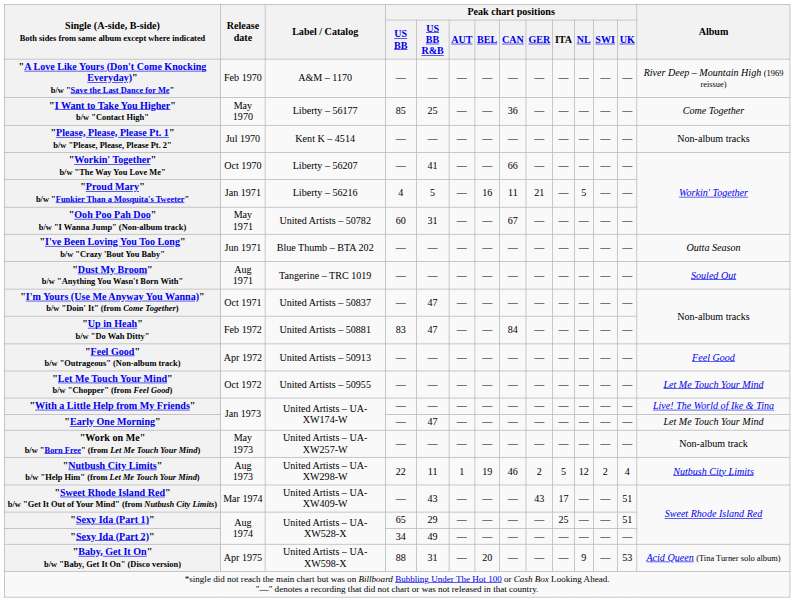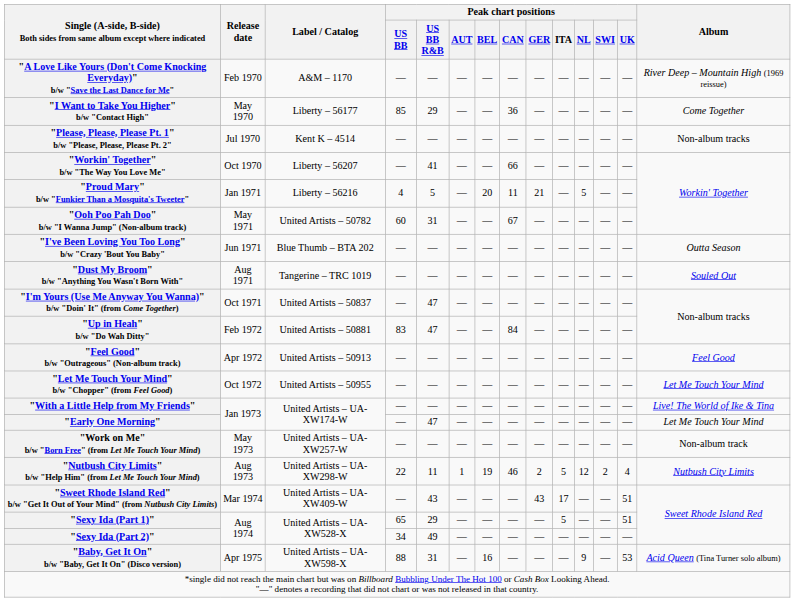(433, 111) 25 -> (433, 111) 29
(487, 193) 16 -> (487, 193) 20
(563, 520) 25 -> (563, 520) 5
(487, 557) 20 -> (487, 557) 16
